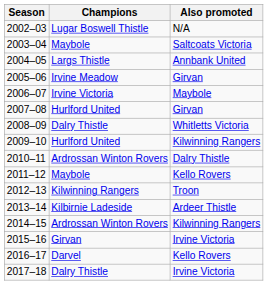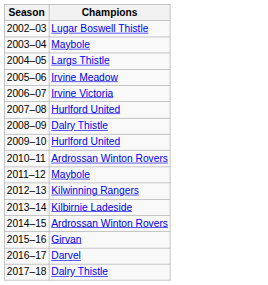- column: (216, 12)
